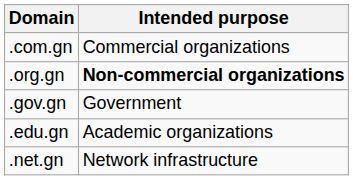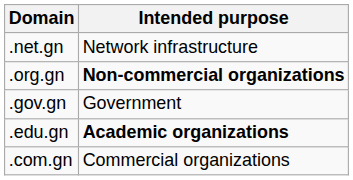rows swapped: (41, 47) <-> (36, 160)
(178, 132) normal -> (186, 132) bold
